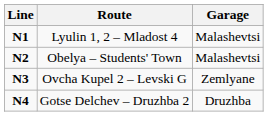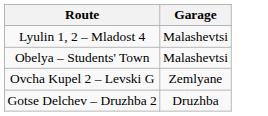- column: (21, 15)
